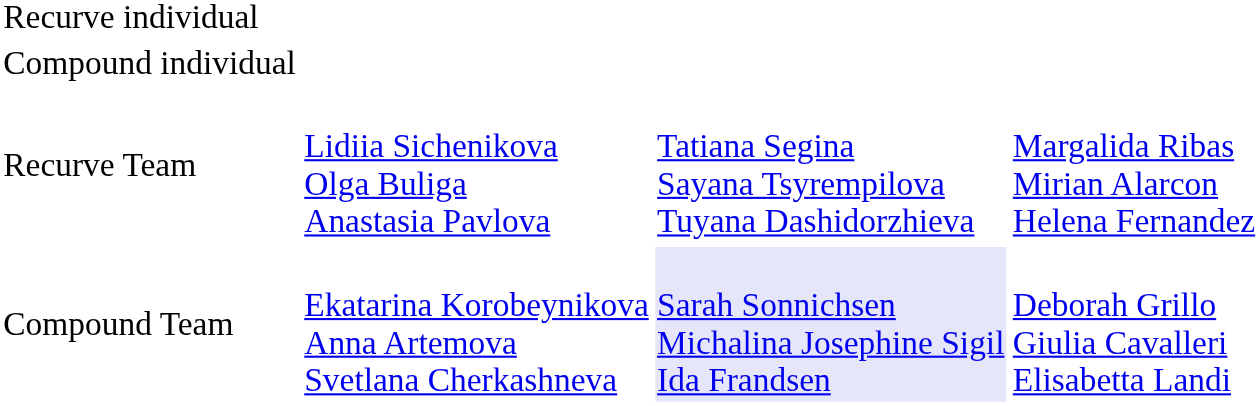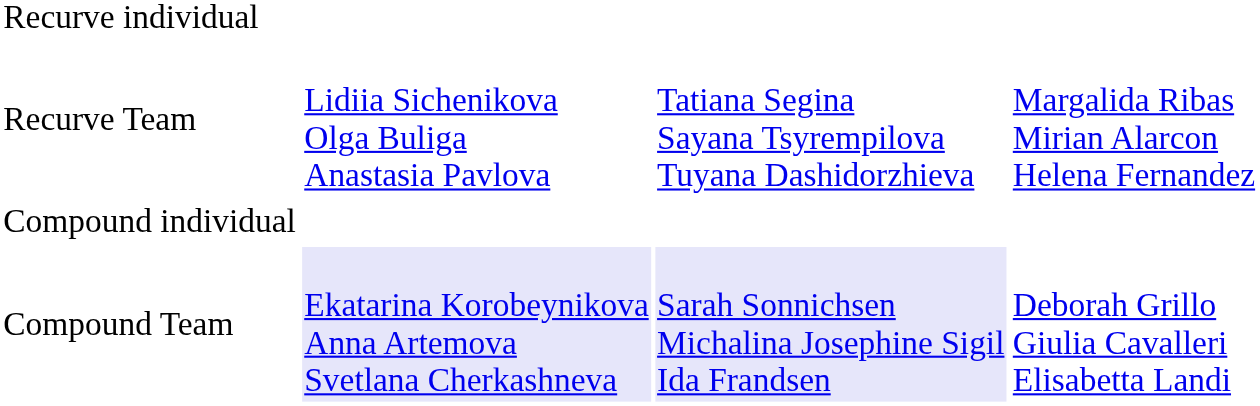rows swapped: (100, 164) <-> (150, 62)
(476, 342) no background -> (476, 342) lavender background
